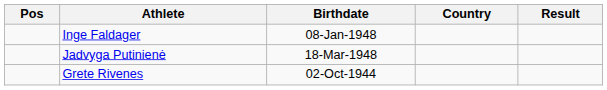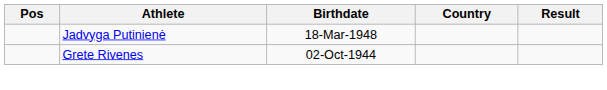- row: (101, 34)
